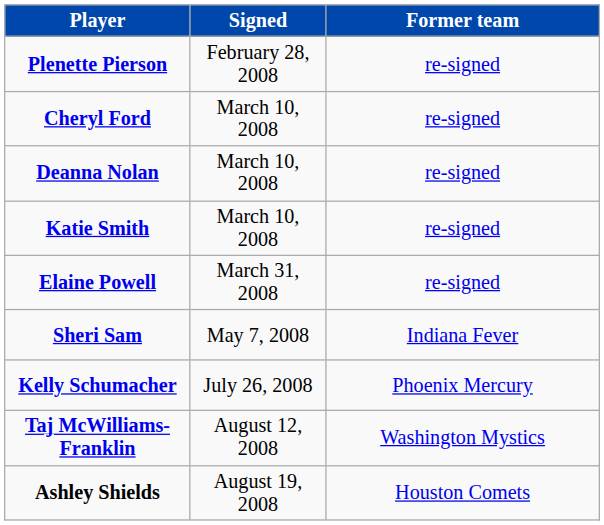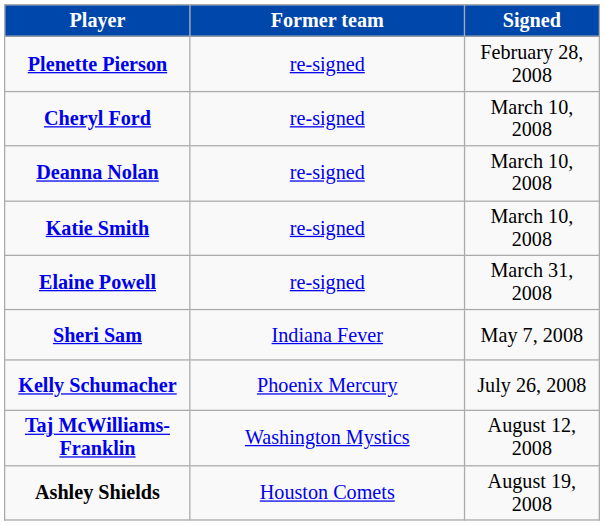columns swapped: (258, 20) <-> (463, 20)
